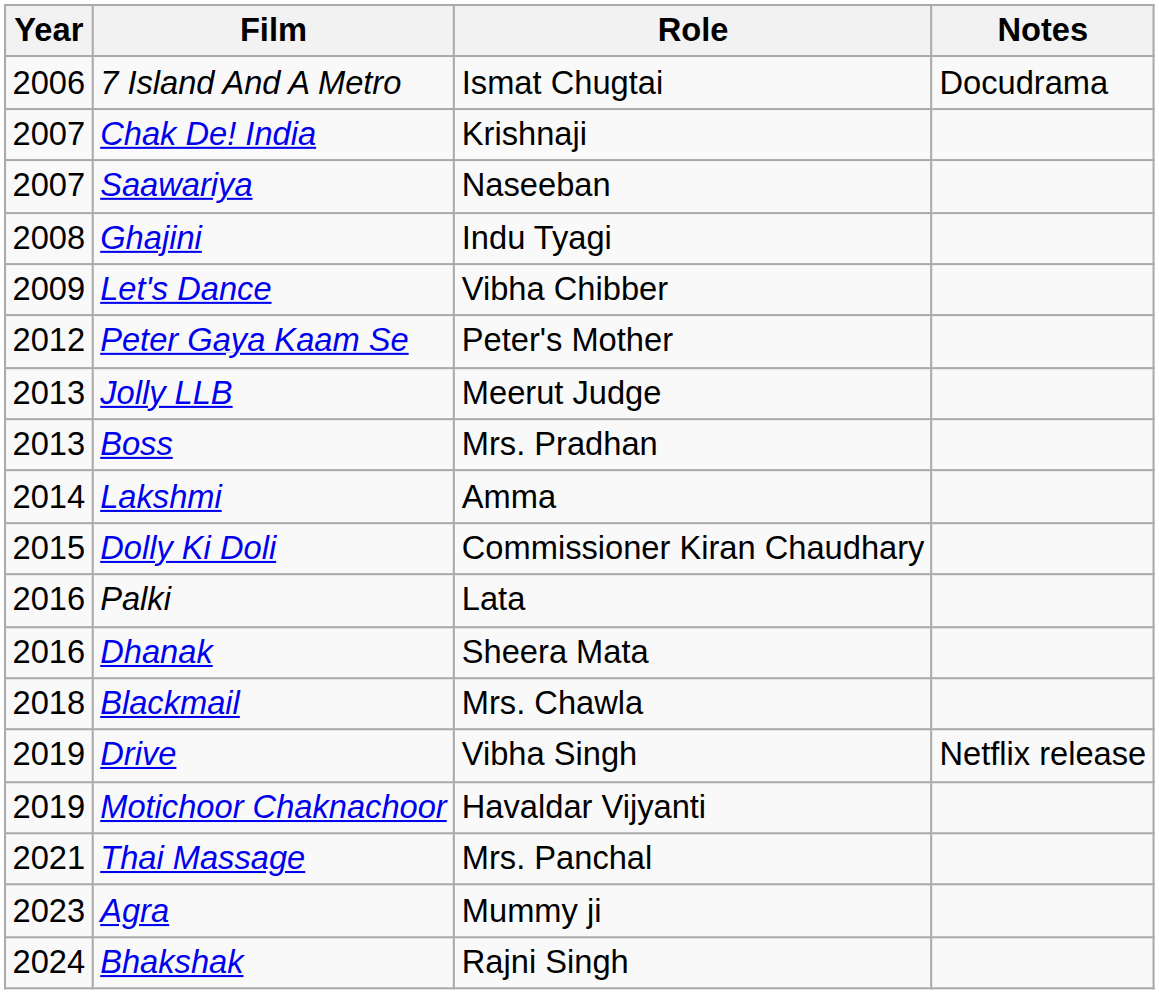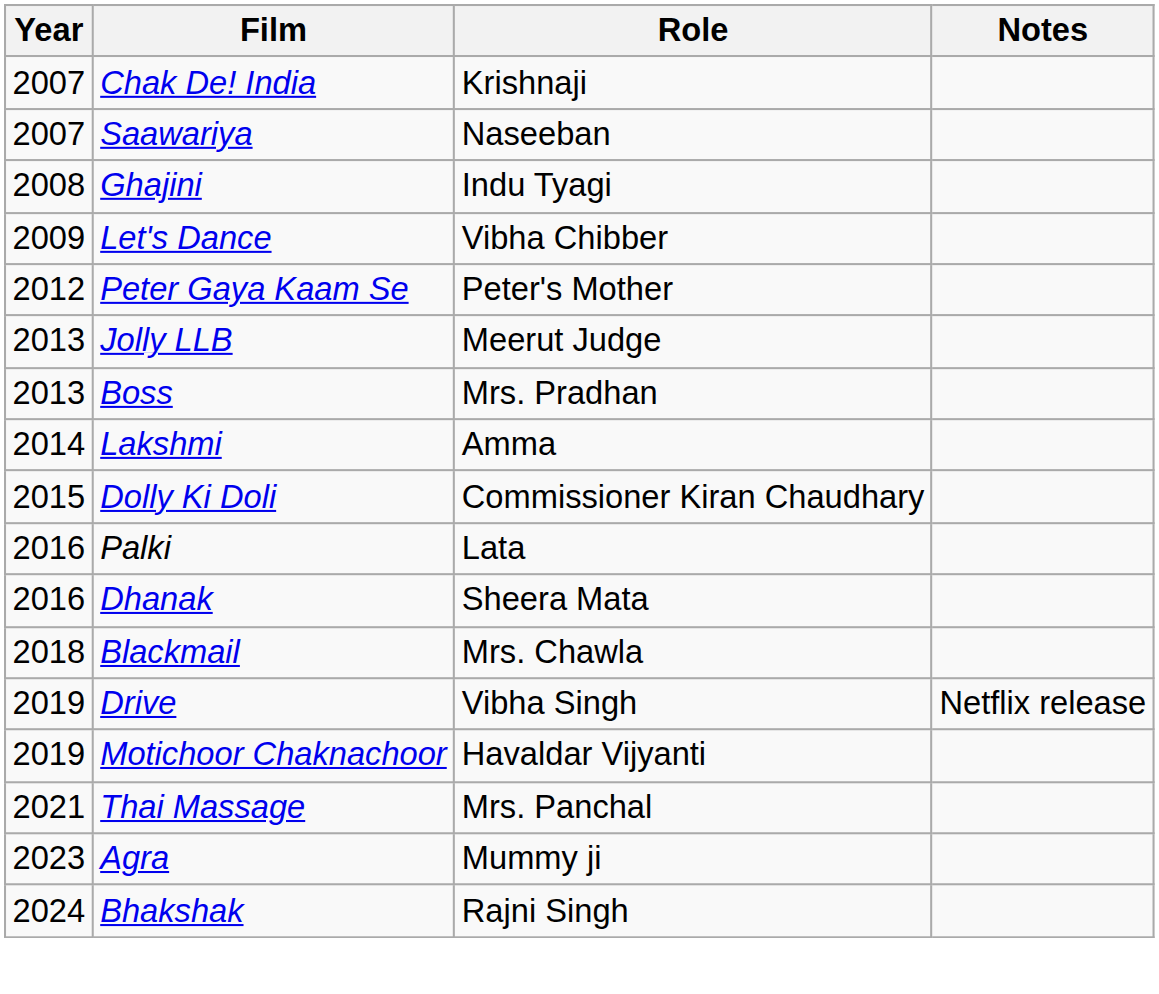- row: (251, 82)
